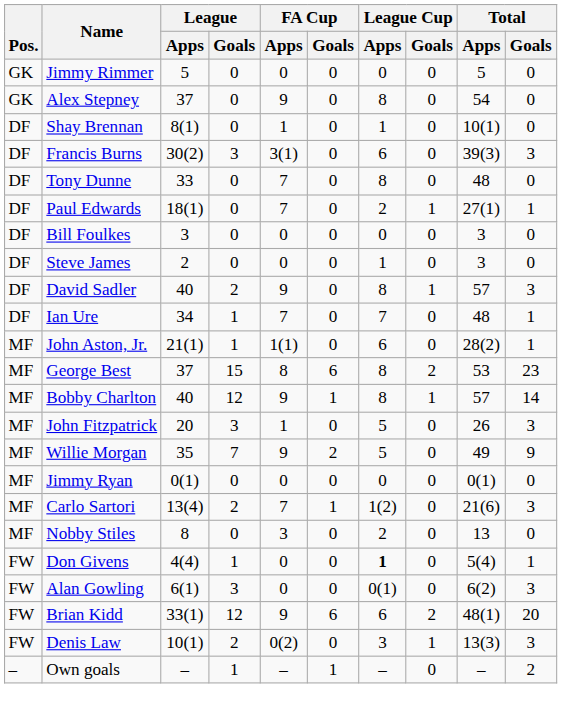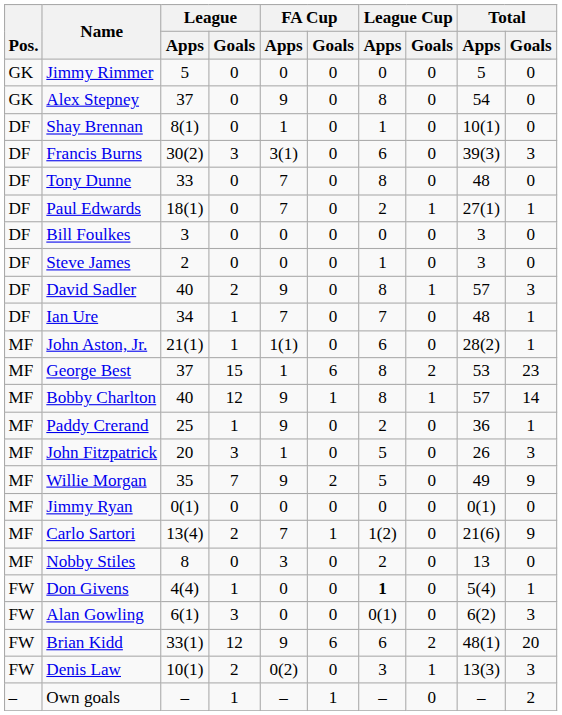(284, 371) 8 -> (284, 371) 1
+ row: (97, 425)
(531, 506) 3 -> (531, 533) 9
